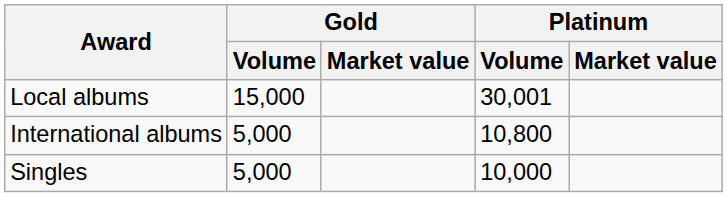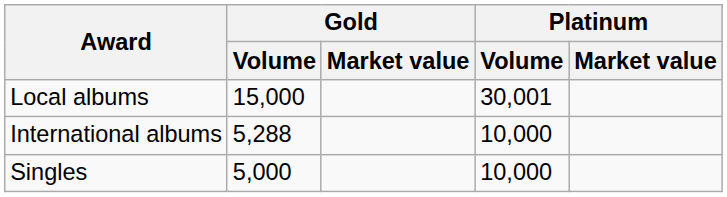(262, 135) 5,000 -> (262, 135) 5,288
(516, 135) 10,800 -> (516, 135) 10,000
